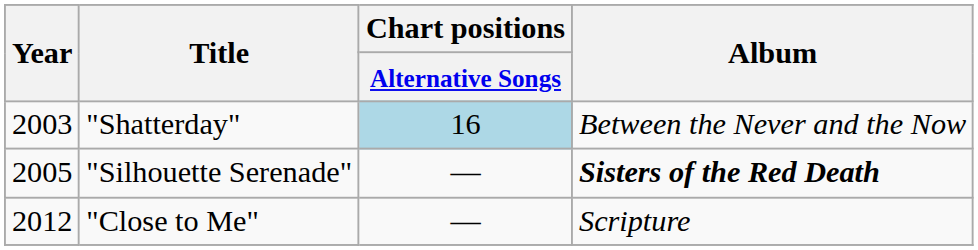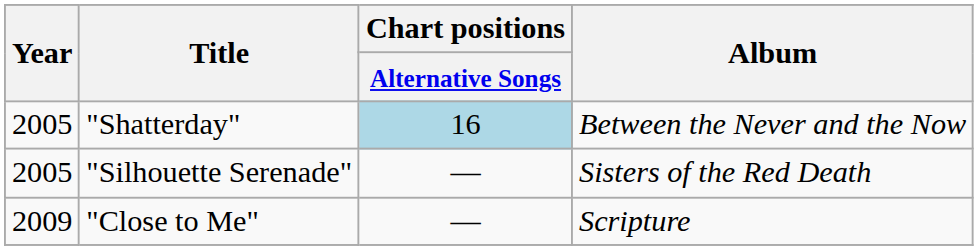(42, 124) 2003 -> (42, 124) 2005
(729, 172) bold -> (725, 172) normal
(42, 220) 2012 -> (42, 220) 2009
